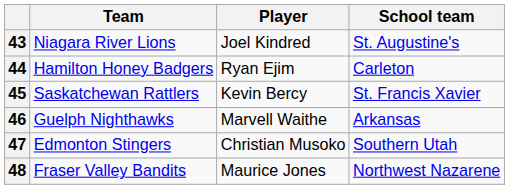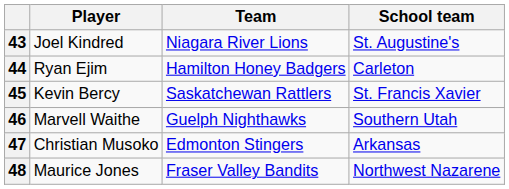columns swapped: (123, 17) <-> (283, 17)
(387, 119) Arkansas -> (405, 119) Southern Utah
(405, 145) Southern Utah -> (387, 145) Arkansas
